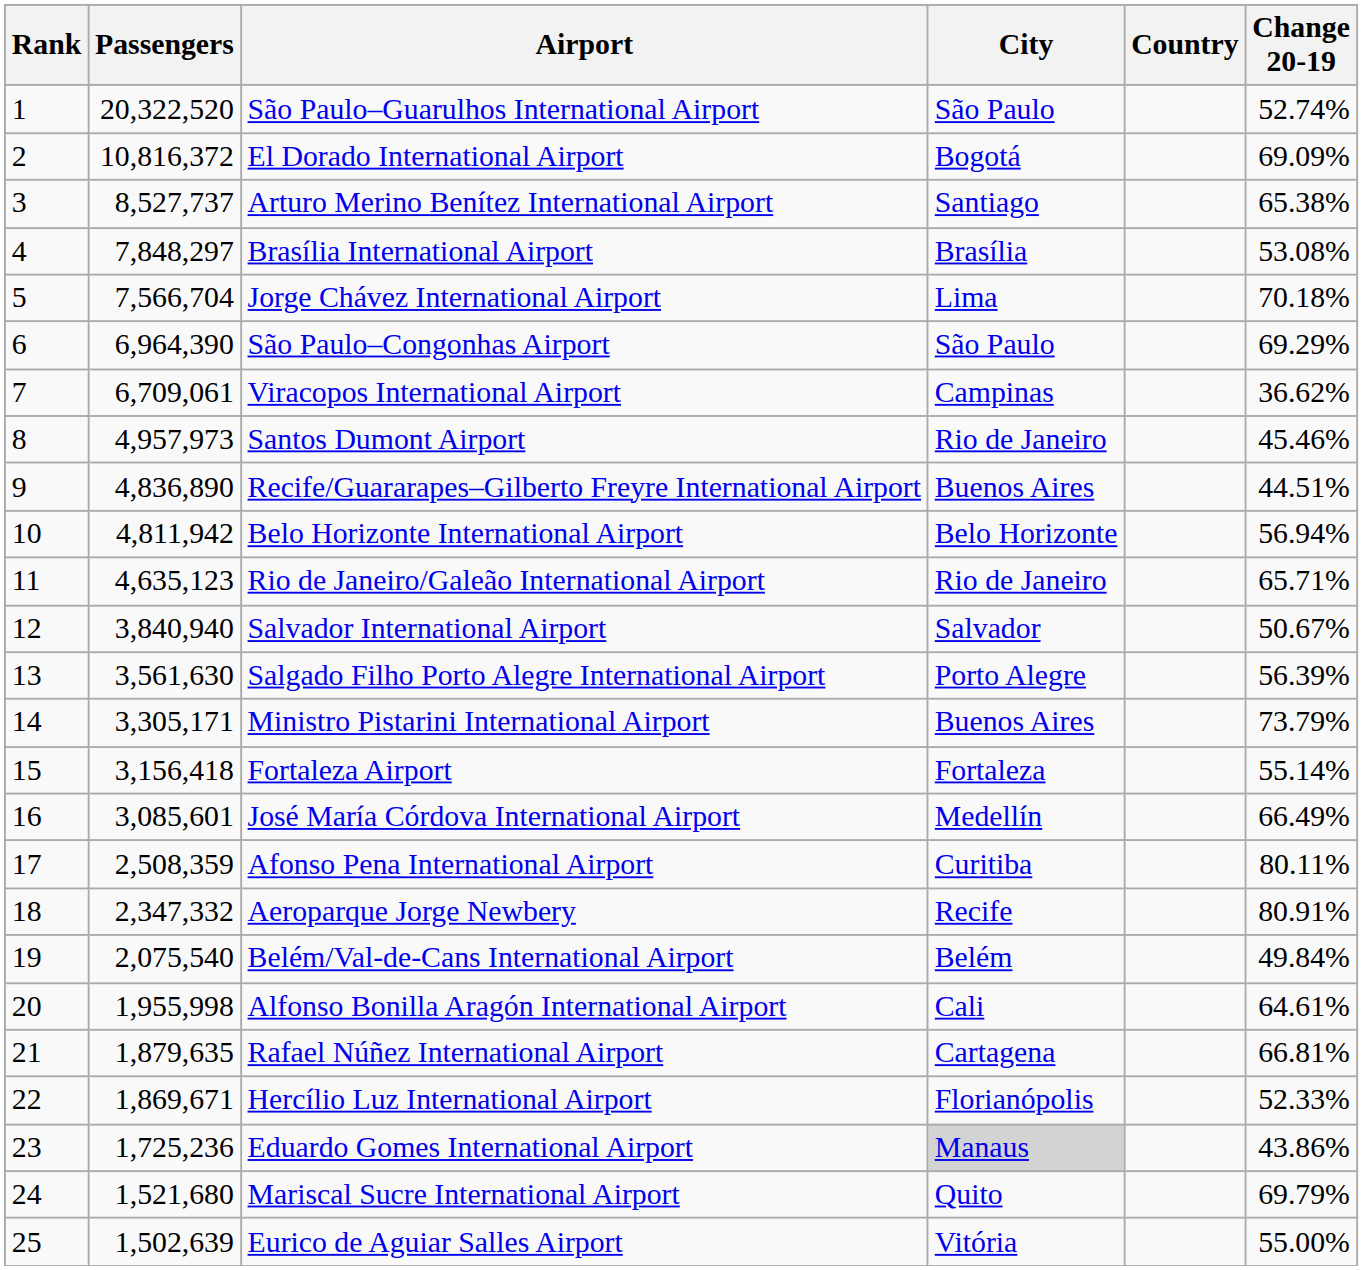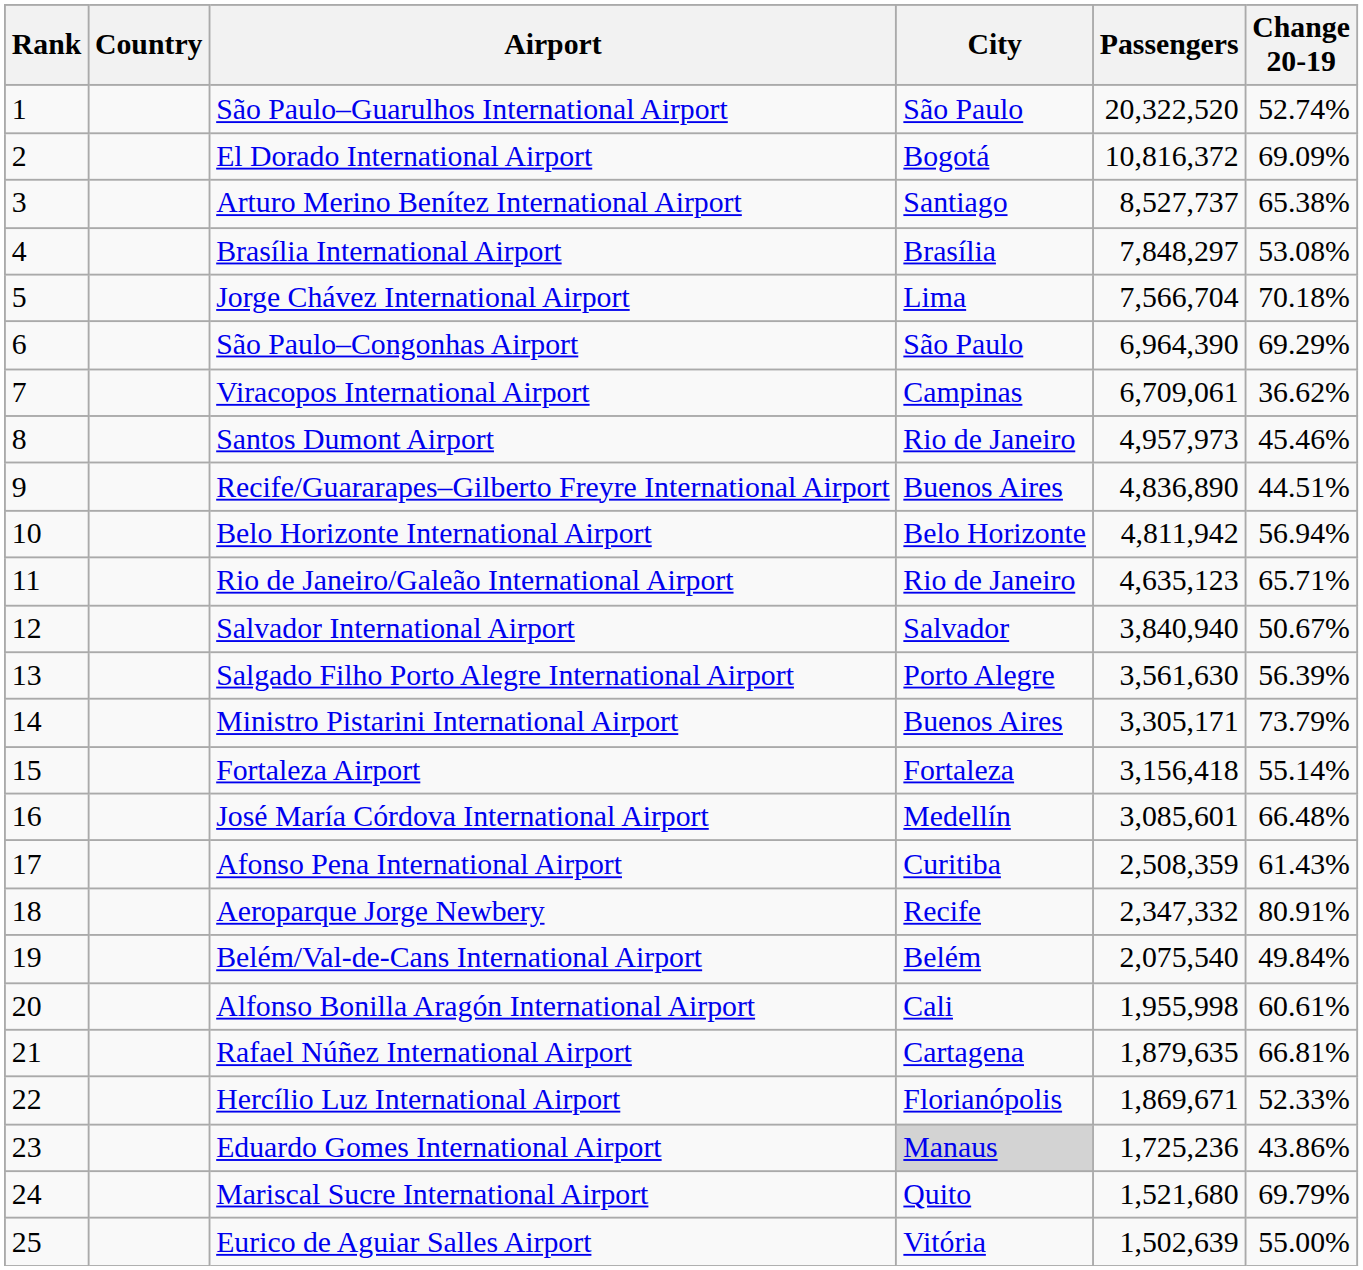columns swapped: (1185, 44) <-> (164, 44)
(1304, 816) 66.49% -> (1304, 816) 66.48%
(1305, 863) 80.11% -> (1304, 863) 61.43%
(1304, 1005) 64.61% -> (1304, 1005) 60.61%
